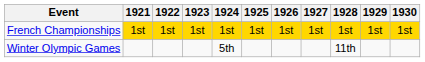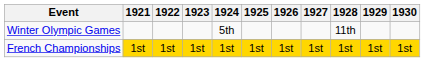rows swapped: (64, 48) <-> (64, 30)
